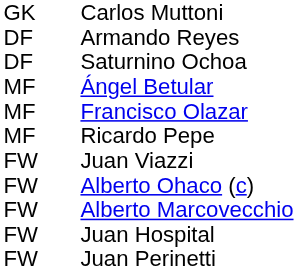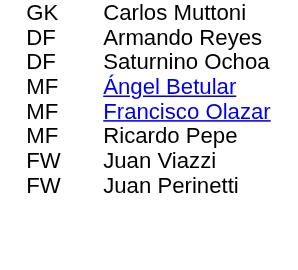- row: (167, 185)
- row: (187, 209)
- row: (148, 234)
